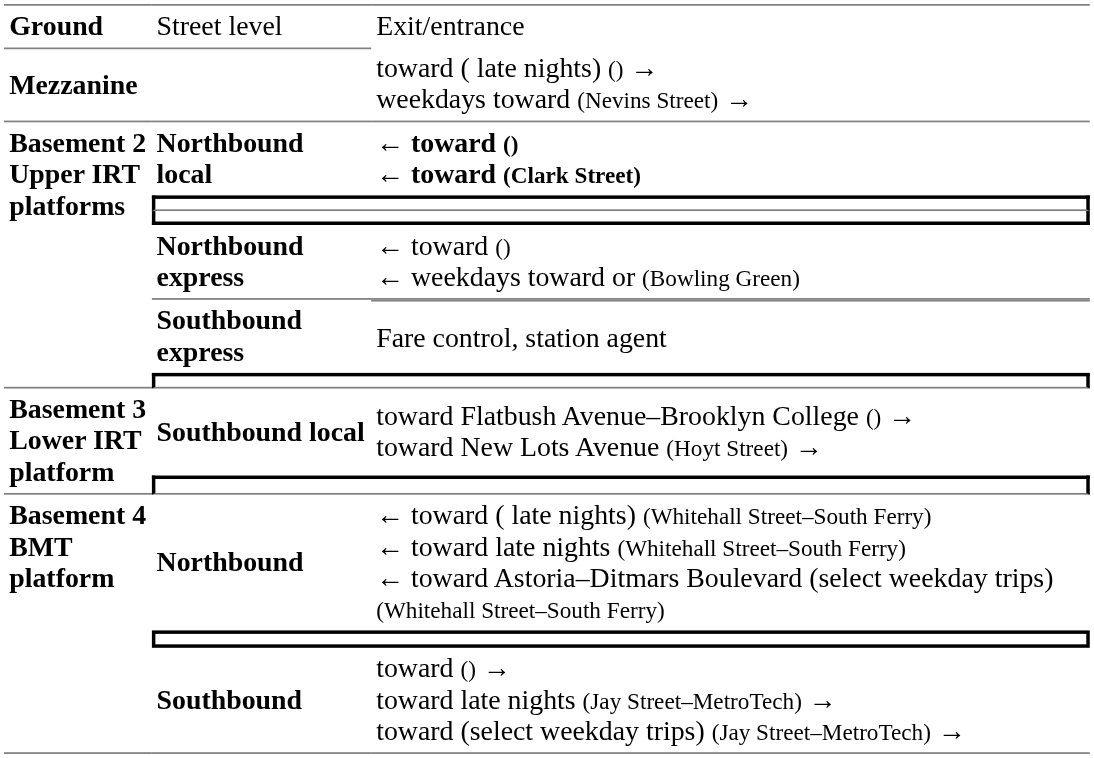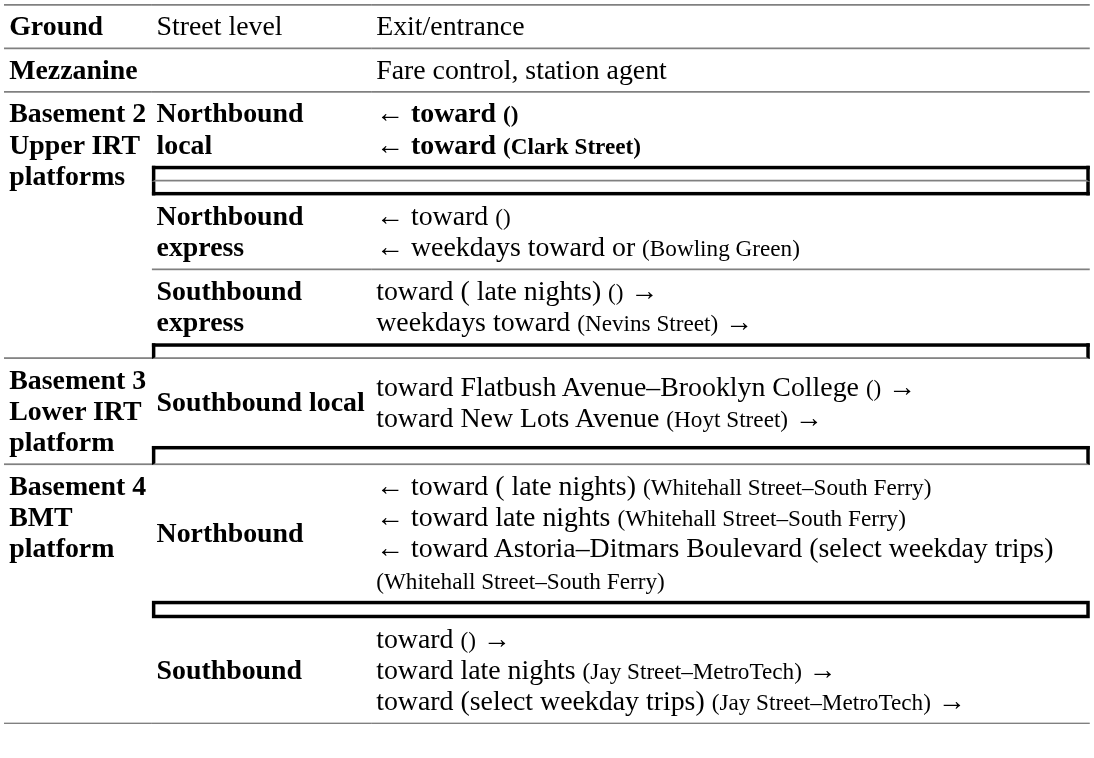(565, 83) toward ( late nights) () → weekdays toward (Nevins Street) → -> (522, 69) Fare control, station agent
(522, 336) Fare control, station agent -> (565, 306) toward ( late nights) () → weekdays toward (Nevins Street) →
